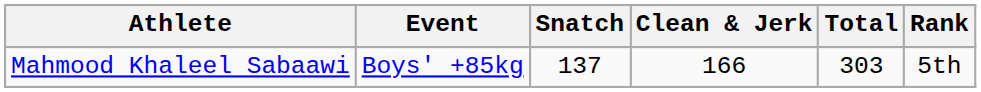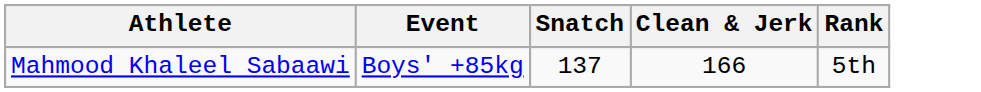- column: (861, 25)
